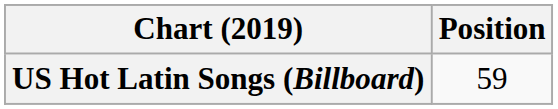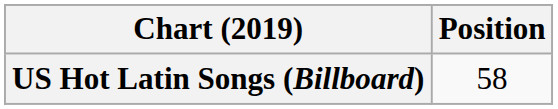(492, 78) 59 -> (492, 78) 58
